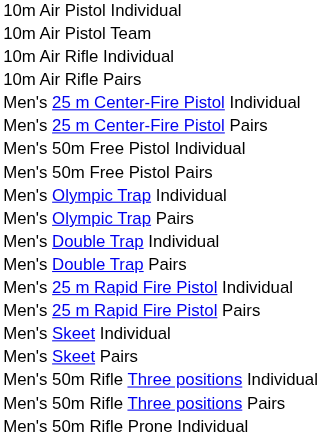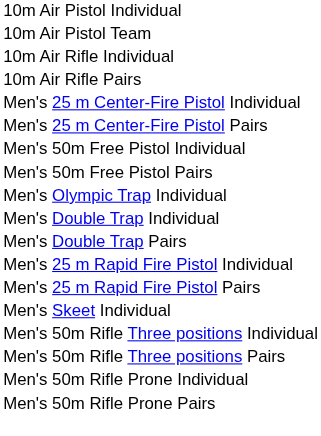- row: (99, 218)
- row: (71, 357)
+ row: (109, 403)
